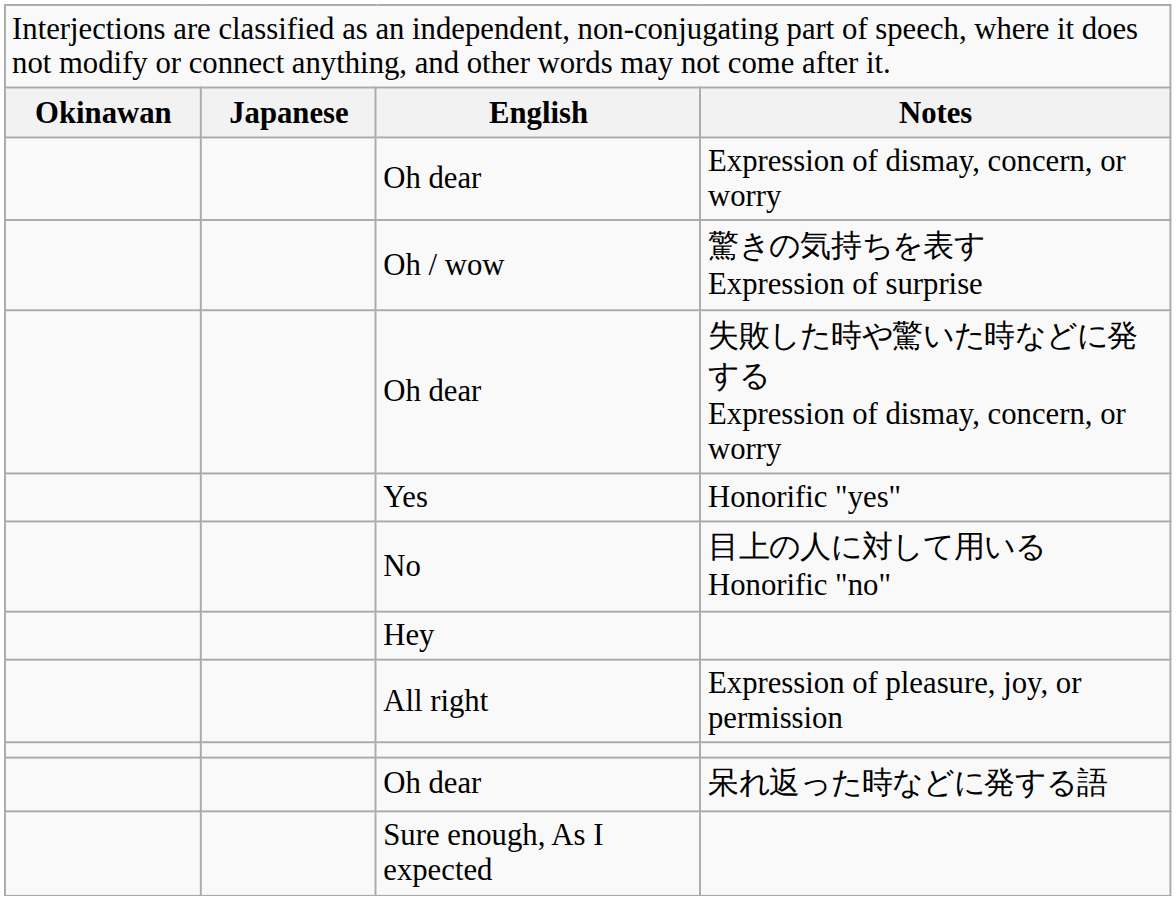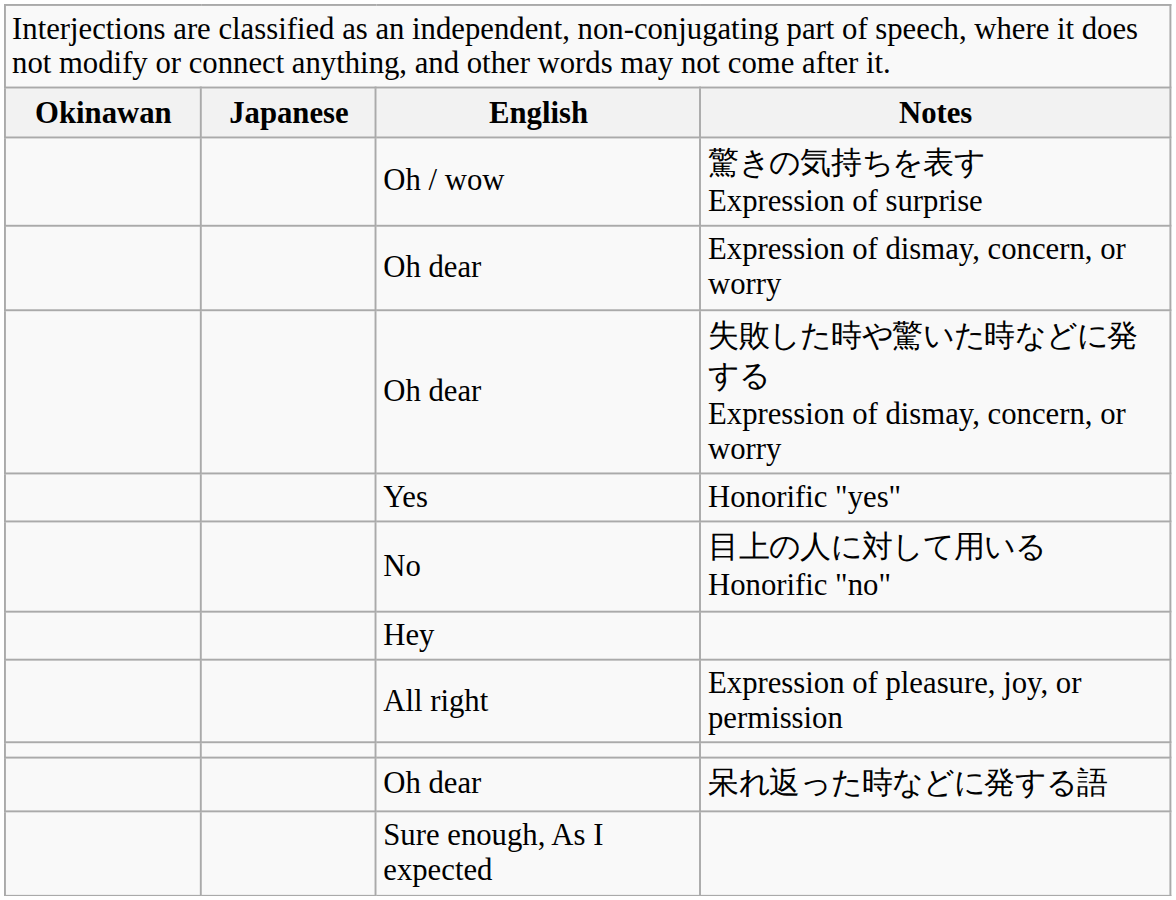rows swapped: (444, 264) <-> (432, 178)
